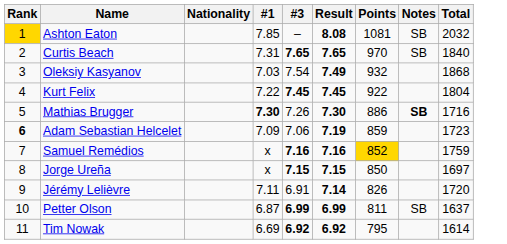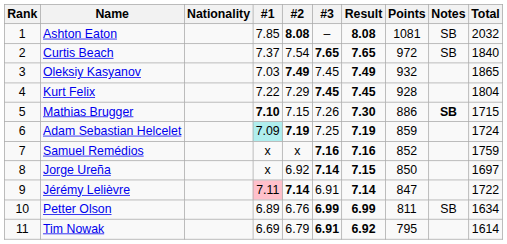+ column: (297, 14)
(22, 33) gold background -> (22, 33) no background
(268, 53) 7.31 -> (268, 53) 7.37
(377, 53) 970 -> (407, 53) 972
(297, 72) 7.54 -> (327, 72) 7.45
(456, 72) 1868 -> (486, 72) 1865
(377, 92) 922 -> (407, 92) 928
(268, 111) 7.30 -> (268, 111) 7.10
(456, 111) 1716 -> (486, 111) 1715
(22, 131) bold -> (22, 131) normal
(268, 131) no background -> (268, 131) paleturquoise background
(297, 131) 7.06 -> (327, 131) 7.25
(456, 131) 1723 -> (486, 131) 1724
(377, 151) gold background -> (407, 151) no background
(297, 170) 7.15 -> (327, 170) 7.14
(268, 190) no background -> (268, 190) pink background
(377, 190) 826 -> (407, 190) 847
(456, 190) 1720 -> (486, 190) 1722
(268, 209) 6.87 -> (268, 209) 6.89
(456, 209) 1637 -> (486, 209) 1634
(297, 229) 6.92 -> (327, 229) 6.91
